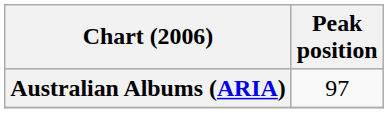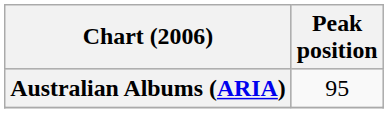(337, 88) 97 -> (337, 88) 95
